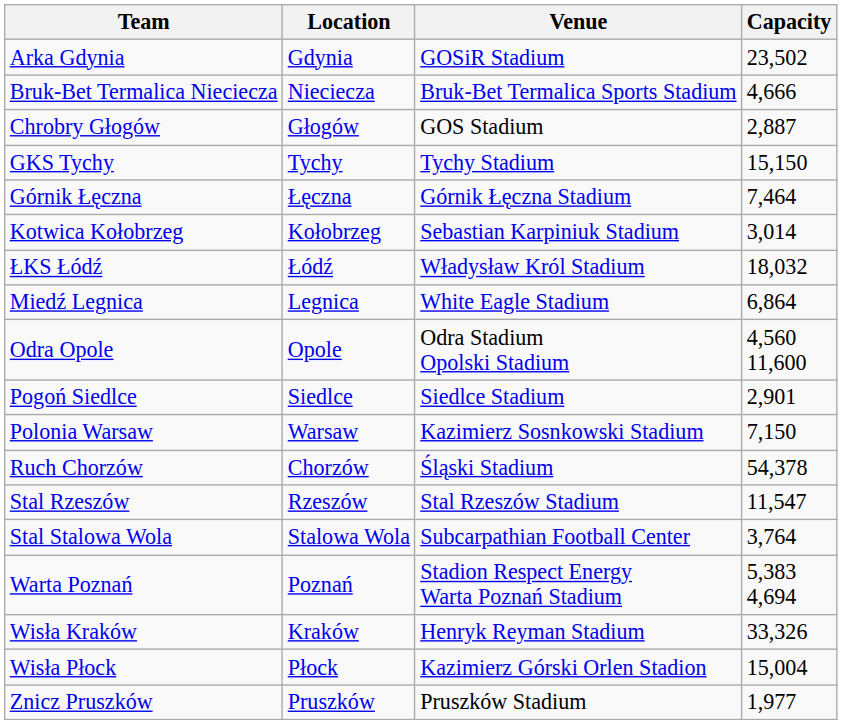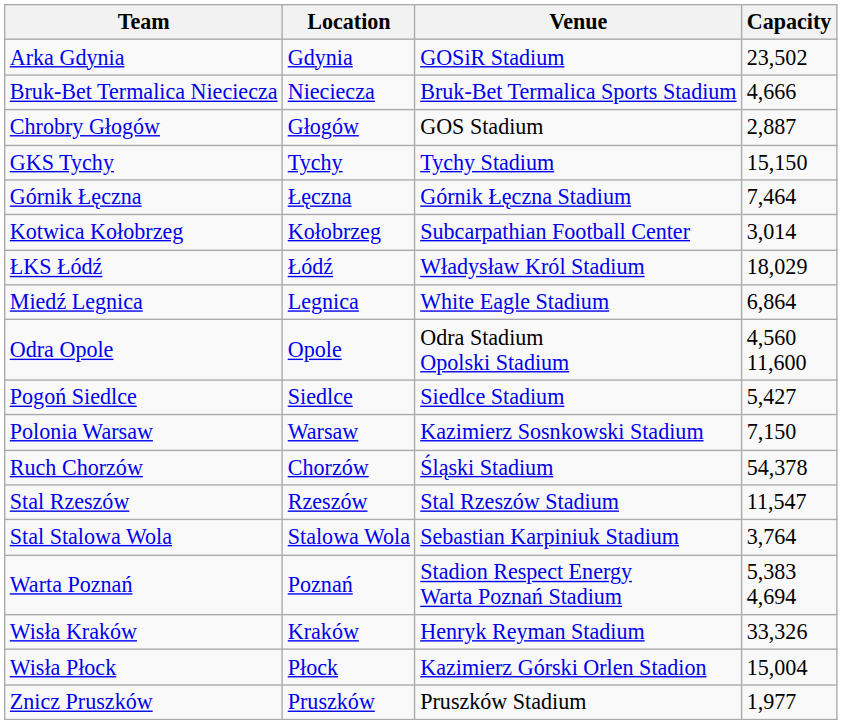(550, 232) Sebastian Karpiniuk Stadium -> (555, 232) Subcarpathian Football Center
(777, 267) 18,032 -> (777, 267) 18,029
(772, 397) 2,901 -> (772, 397) 5,427
(555, 537) Subcarpathian Football Center -> (550, 537) Sebastian Karpiniuk Stadium
